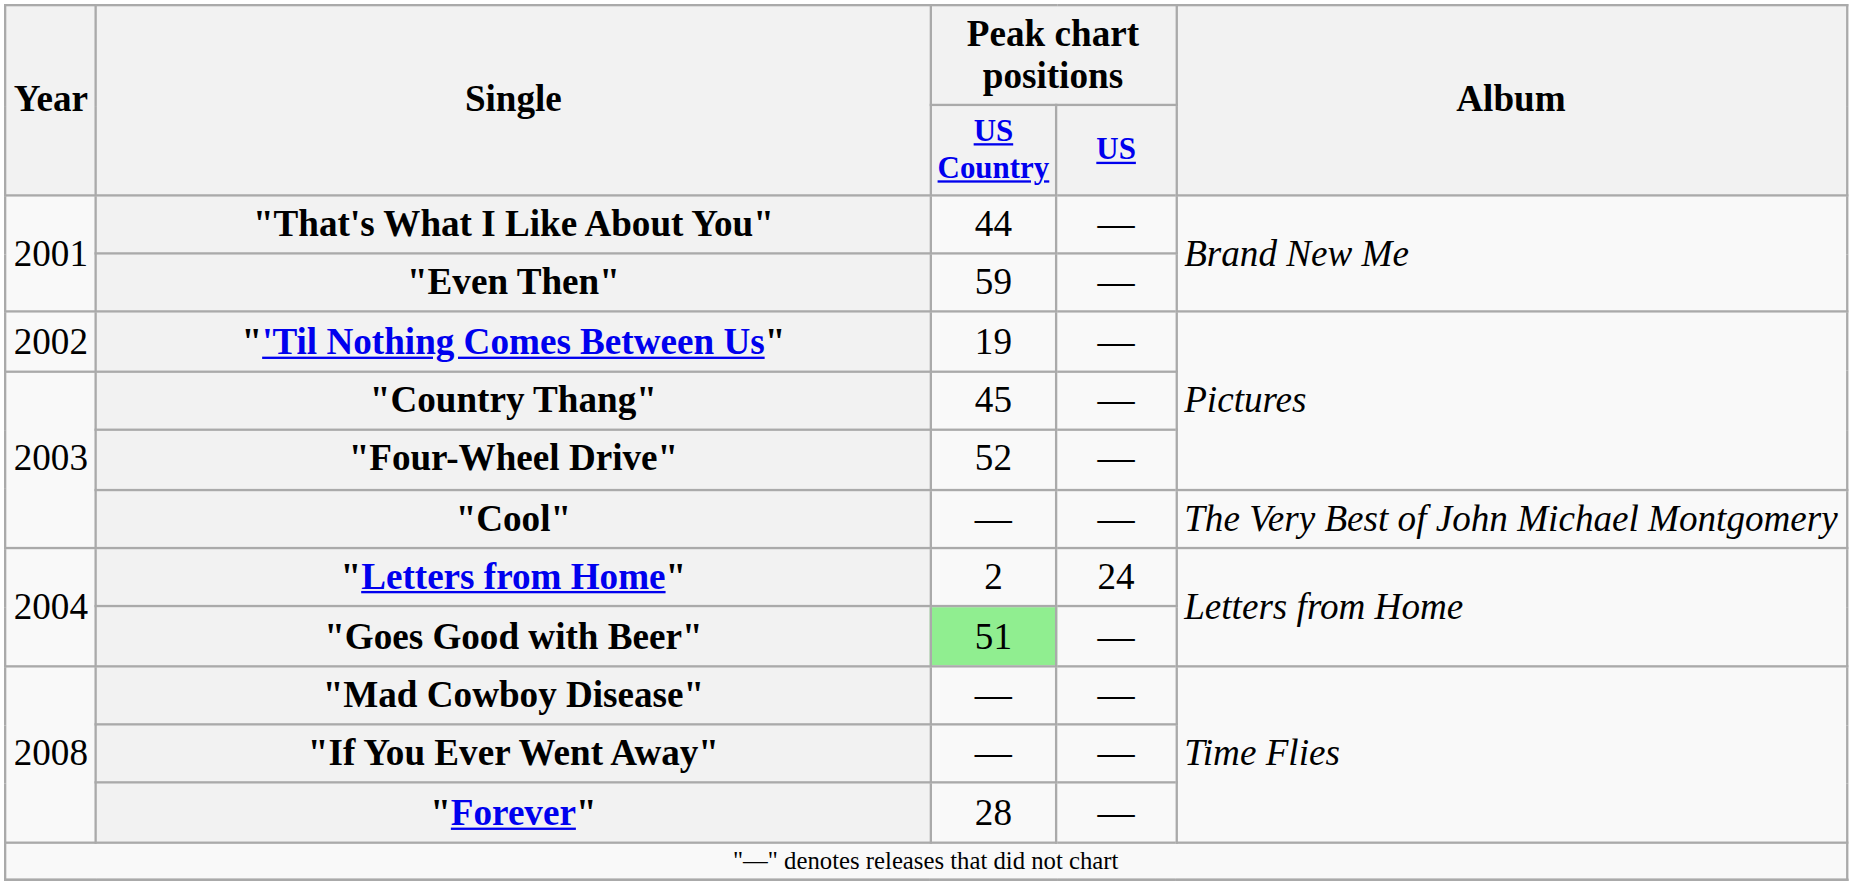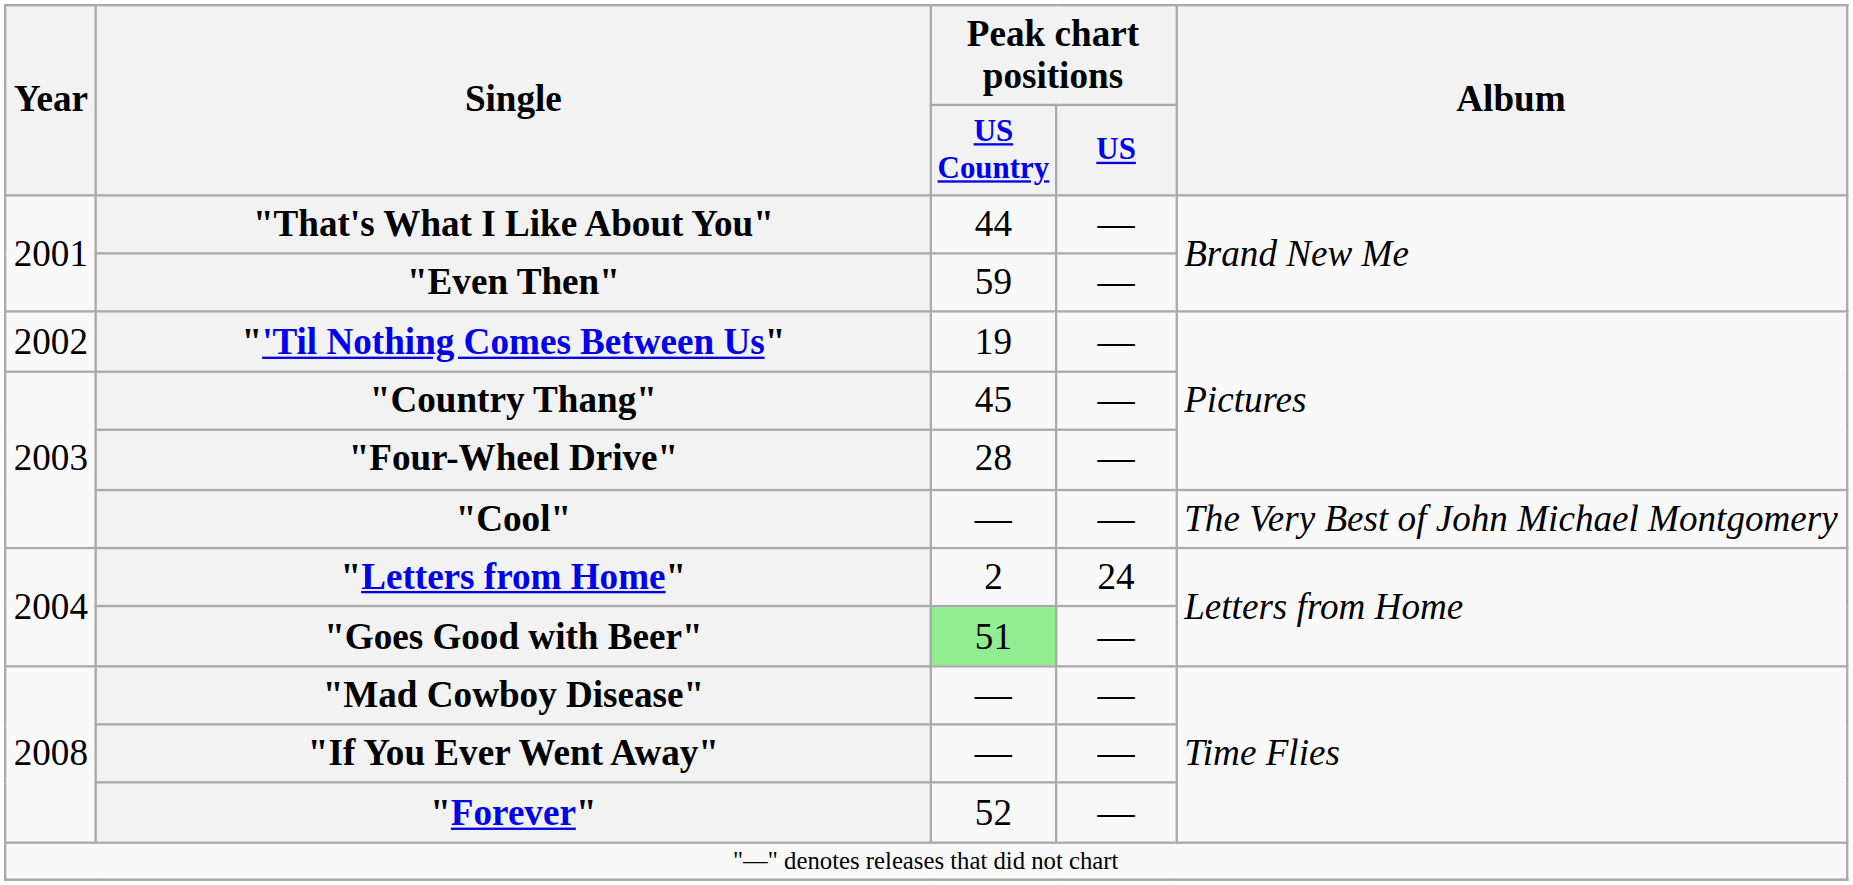(993, 458) 52 -> (993, 458) 28
(993, 812) 28 -> (993, 812) 52
